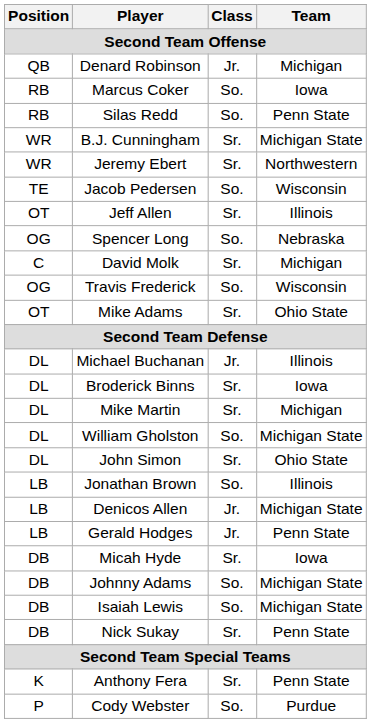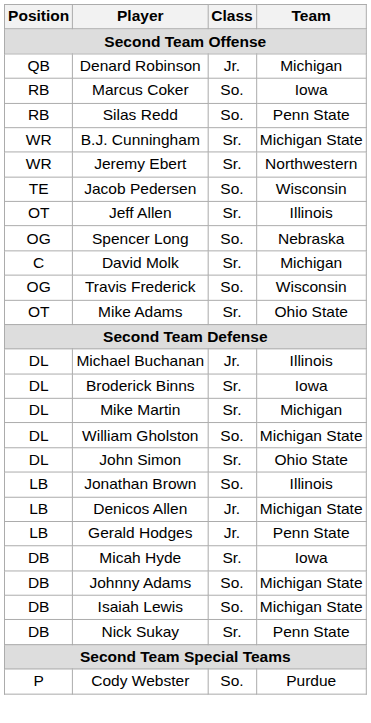- row: (140, 681)
